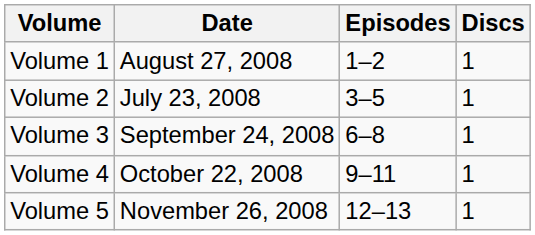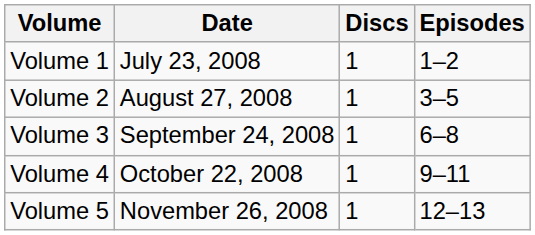columns swapped: (493, 23) <-> (398, 23)
(206, 60) August 27, 2008 -> (190, 60) July 23, 2008
(190, 98) July 23, 2008 -> (206, 98) August 27, 2008
